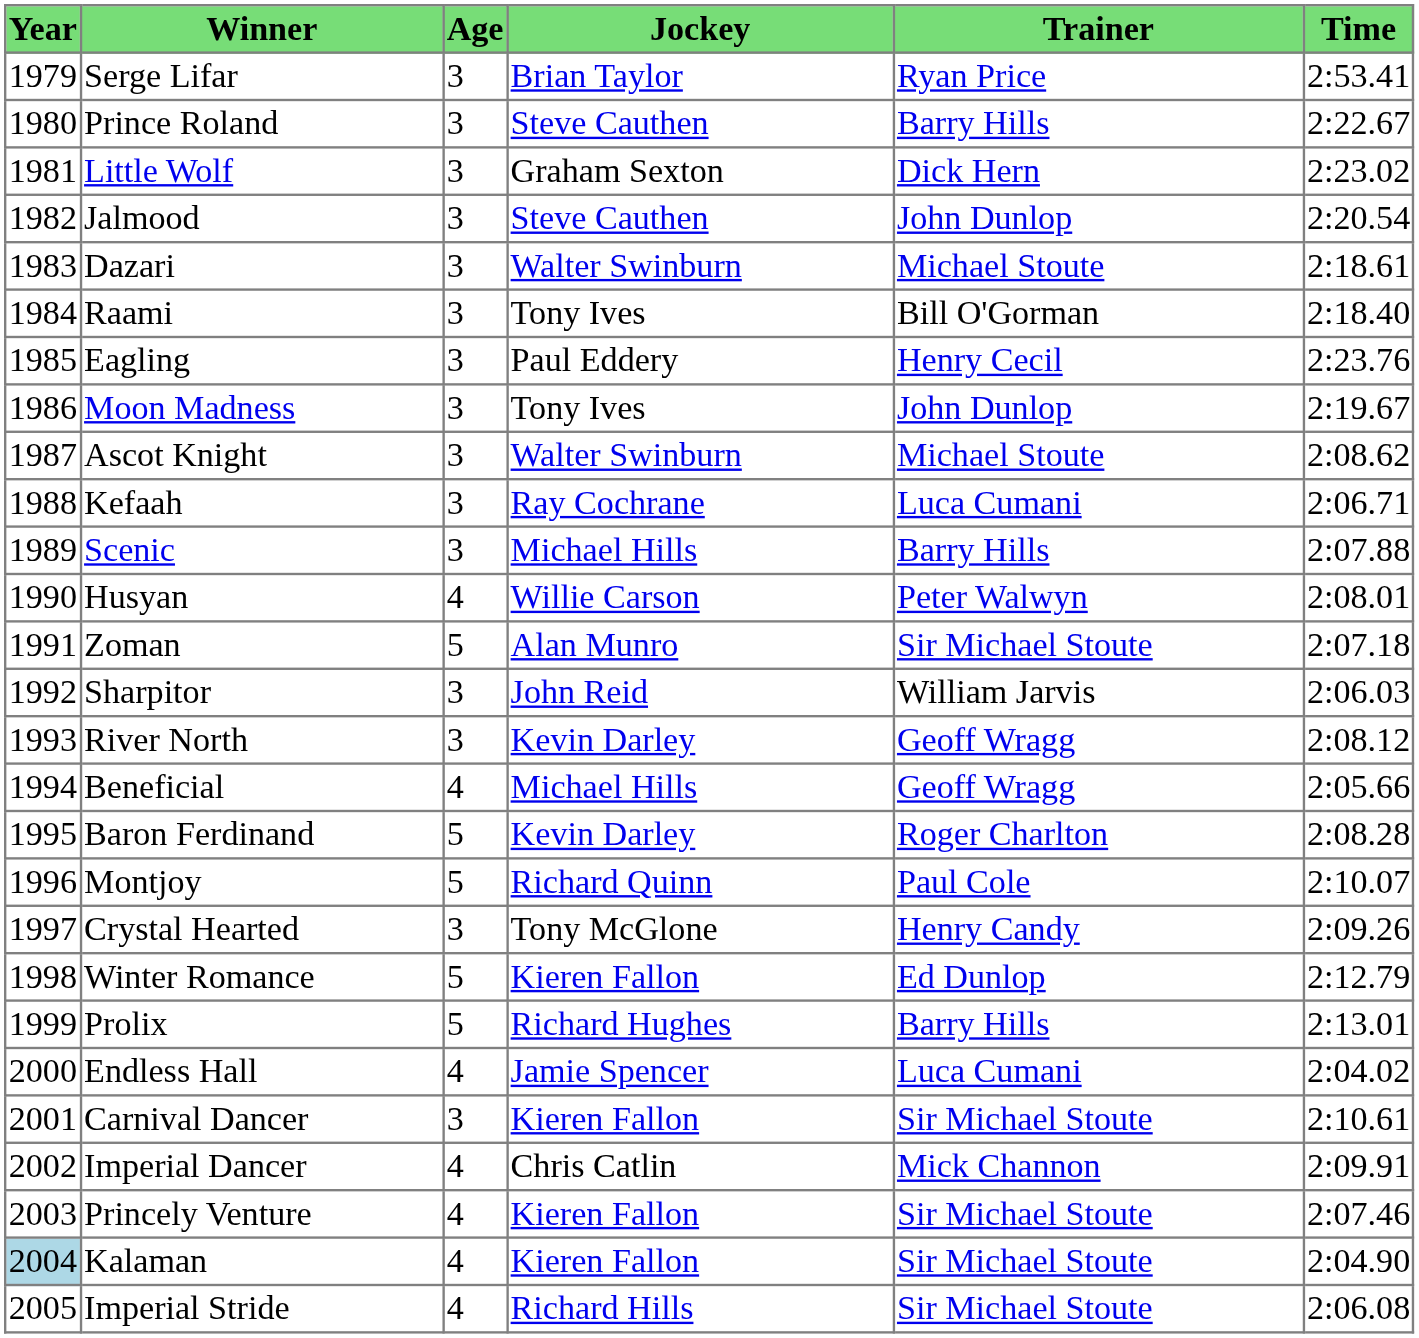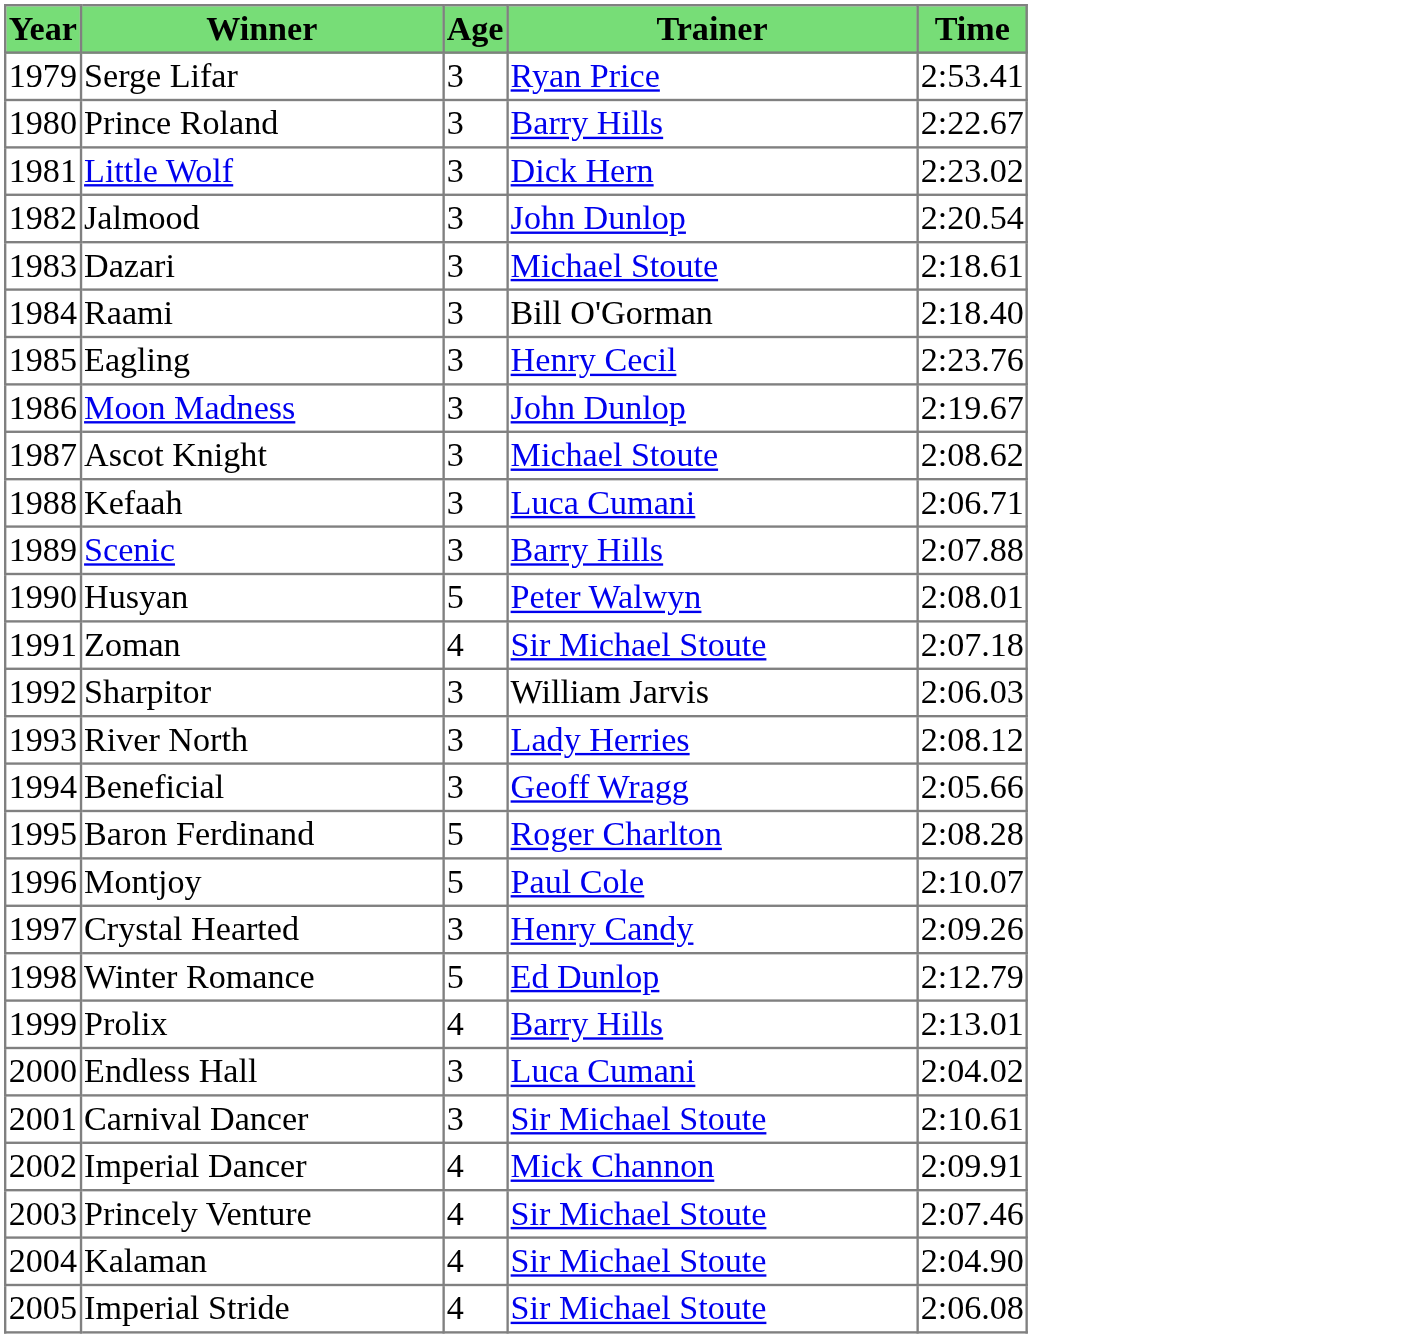- column: (700, 28)
(455, 596) 4 -> (455, 596) 5
(455, 644) 5 -> (455, 644) 4
(986, 739) Geoff Wragg -> (600, 739) Lady Herries
(455, 786) 4 -> (455, 786) 3
(455, 1023) 5 -> (455, 1023) 4
(455, 1070) 4 -> (455, 1070) 3
(43, 1260) lightblue background -> (43, 1260) no background
